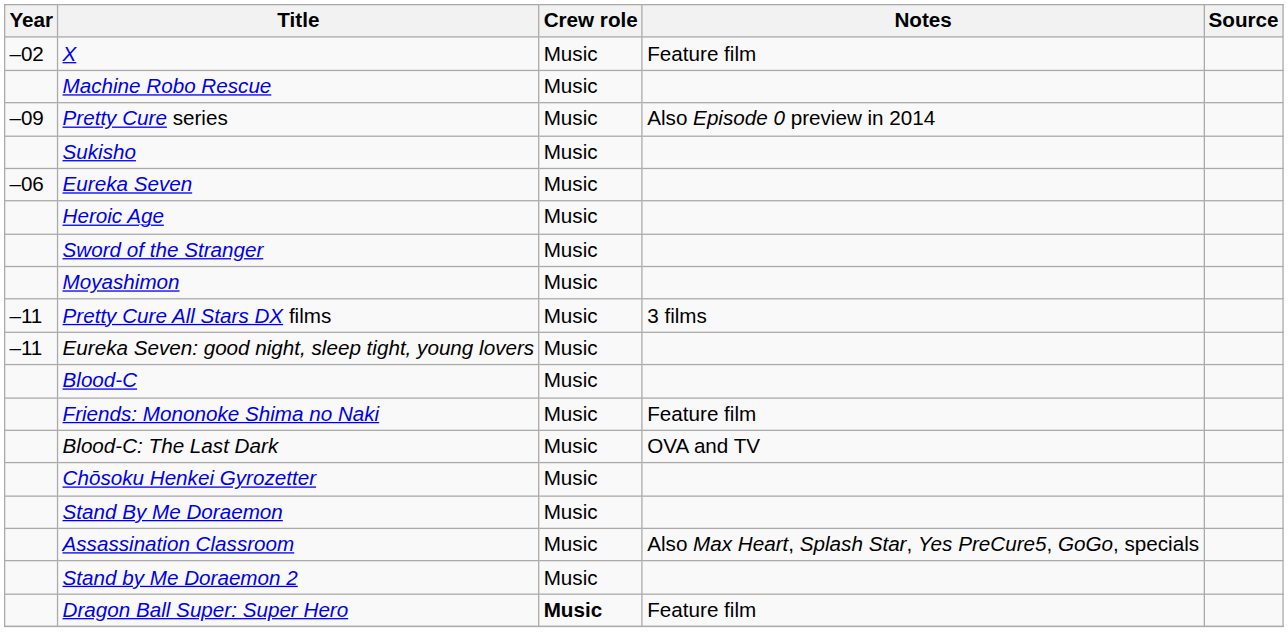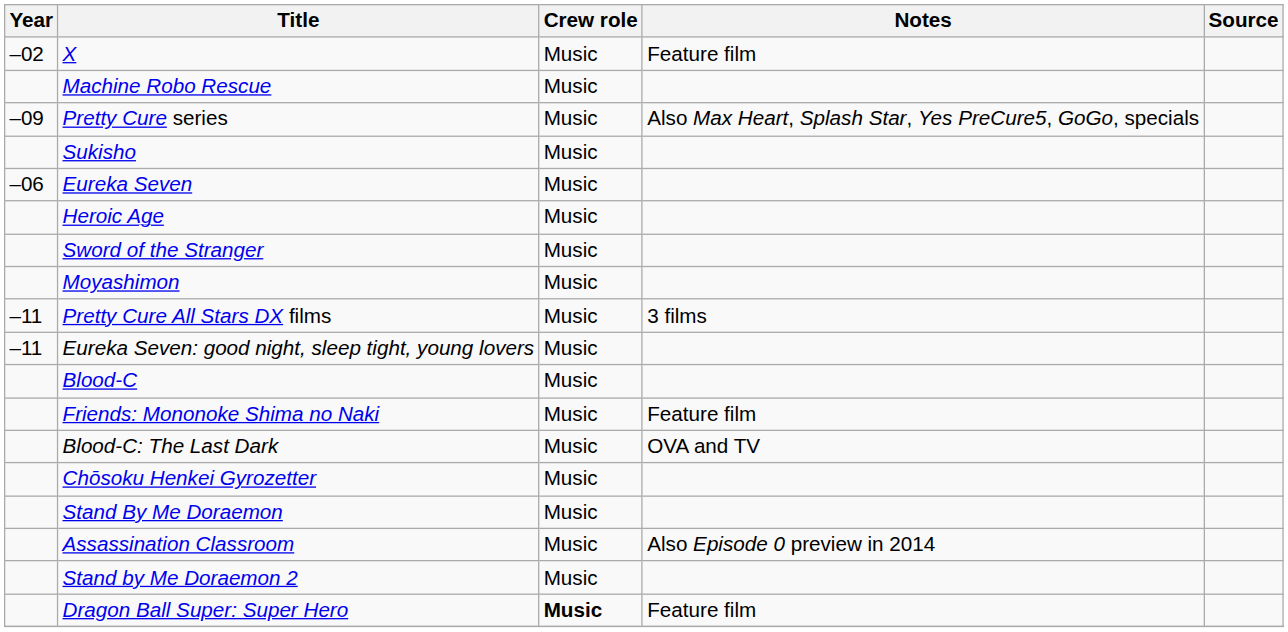(791, 119) Also Episode 0 preview in 2014 -> (923, 119) Also Max Heart, Splash Star, Yes PreCure5, GoGo, specials
(923, 544) Also Max Heart, Splash Star, Yes PreCure5, GoGo, specials -> (791, 544) Also Episode 0 preview in 2014
